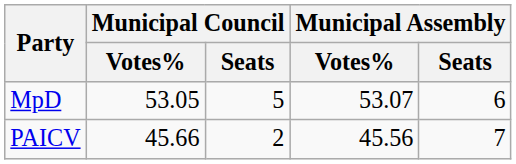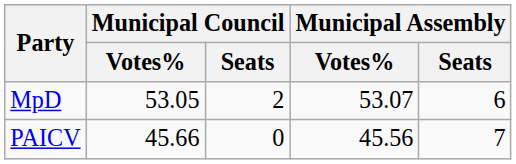(278, 100) 5 -> (278, 100) 2
(278, 138) 2 -> (278, 138) 0
